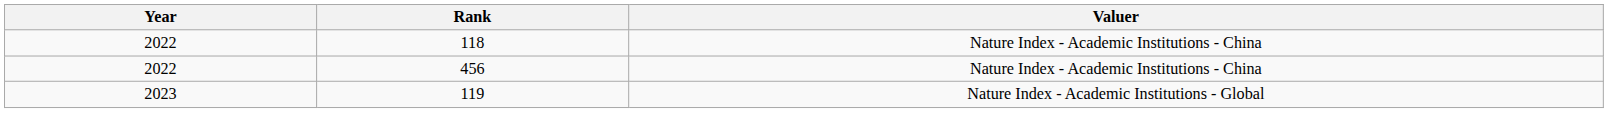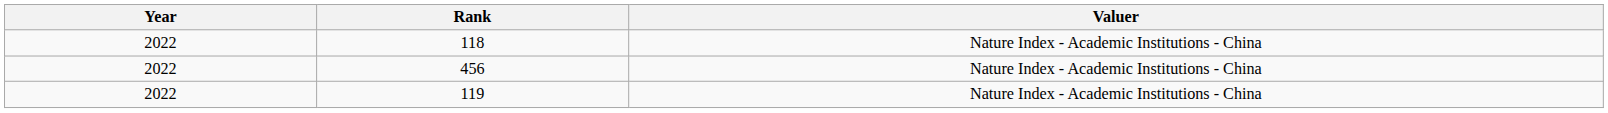(160, 94) 2023 -> (160, 94) 2022
(1116, 94) Nature Index - Academic Institutions - Global -> (1116, 94) Nature Index - Academic Institutions - China
